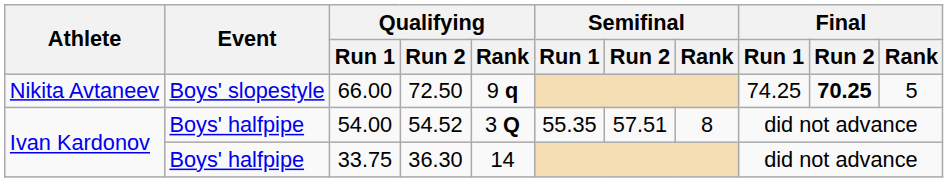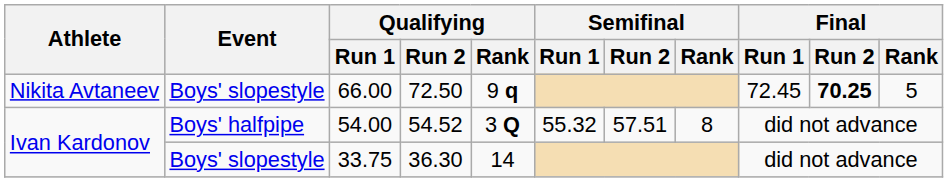(774, 91) 74.25 -> (774, 91) 72.45
(569, 125) 55.35 -> (569, 125) 55.32
(237, 160) Boys' halfpipe -> (247, 160) Boys' slopestyle
